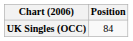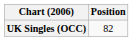(108, 28) 84 -> (108, 28) 82
